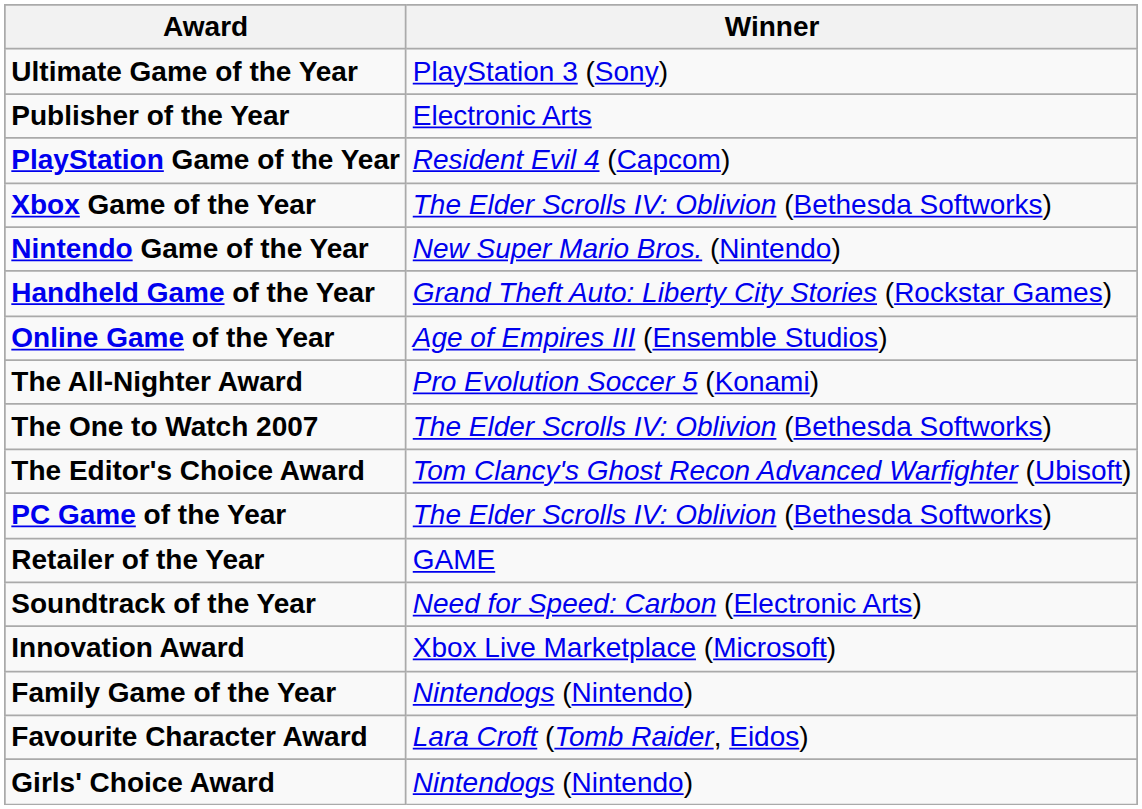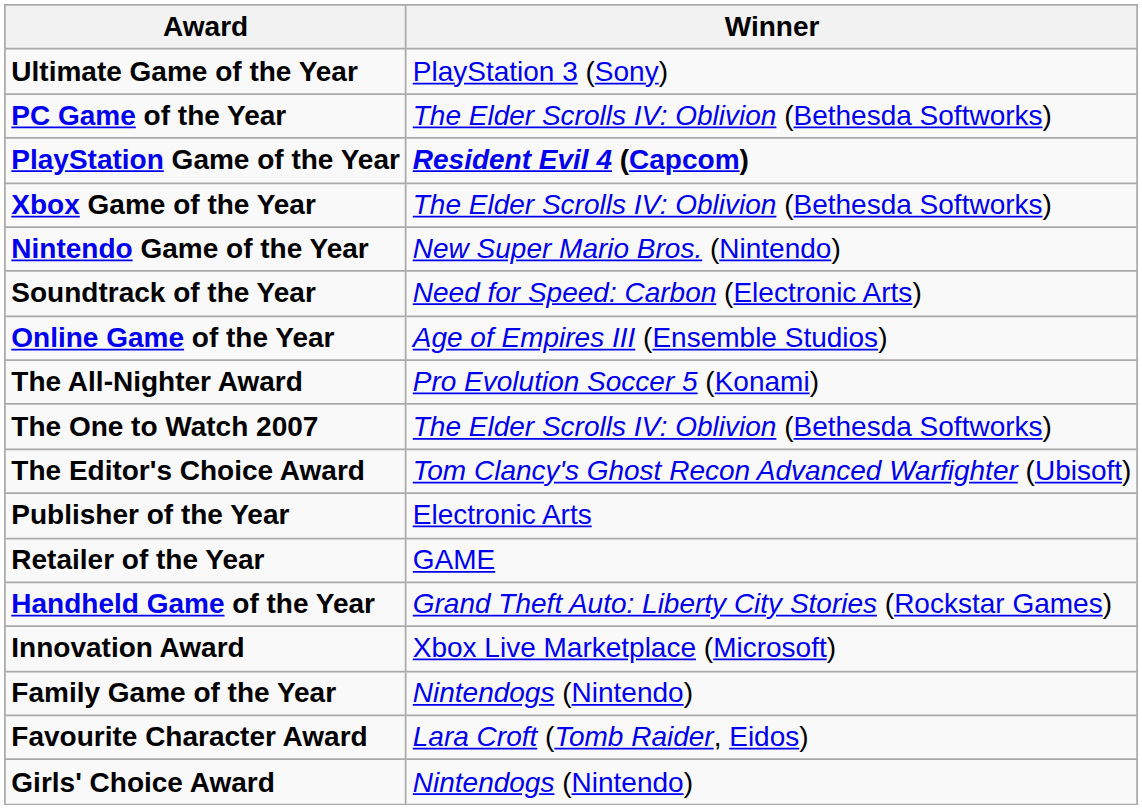rows swapped: (149, 515) <-> (150, 115)
(571, 159) normal -> (581, 159) bold
rows swapped: (193, 293) <-> (164, 603)
